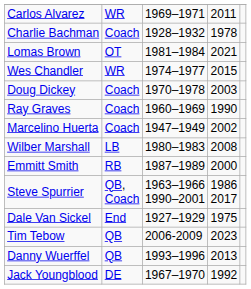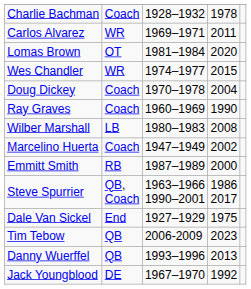rows swapped: (46, 14) <-> (53, 33)
(224, 52) 2021 -> (224, 52) 2020
(224, 90) 2003 -> (224, 90) 2004
rows swapped: (53, 128) <-> (48, 147)
